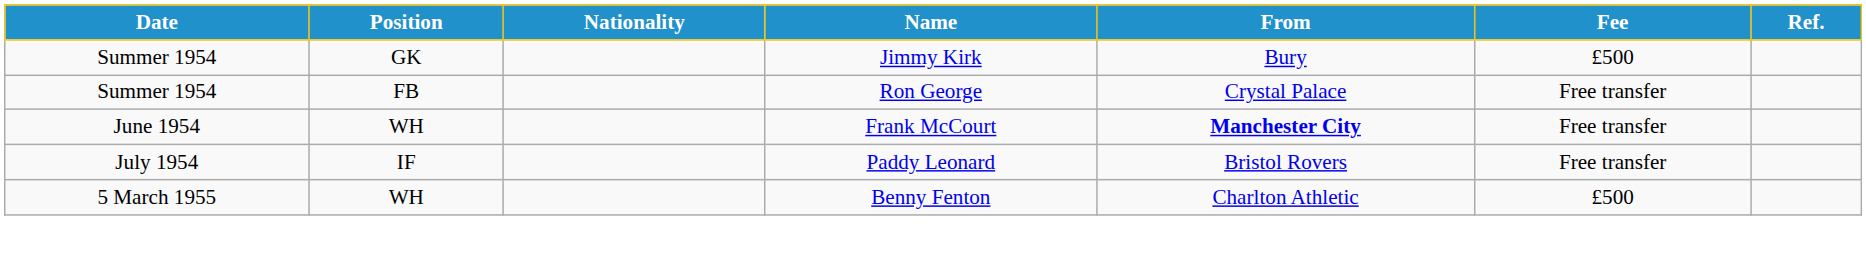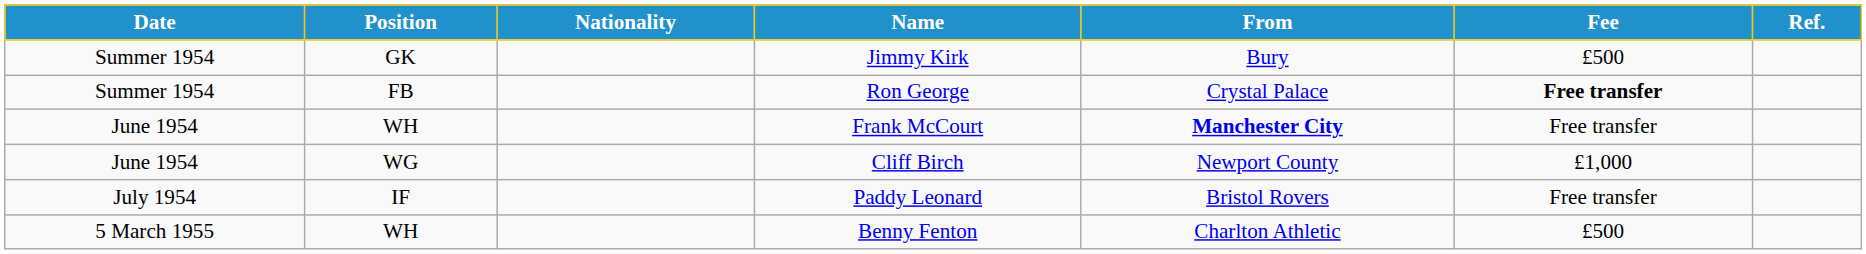(1613, 92) normal -> (1603, 92) bold
+ row: (918, 161)
